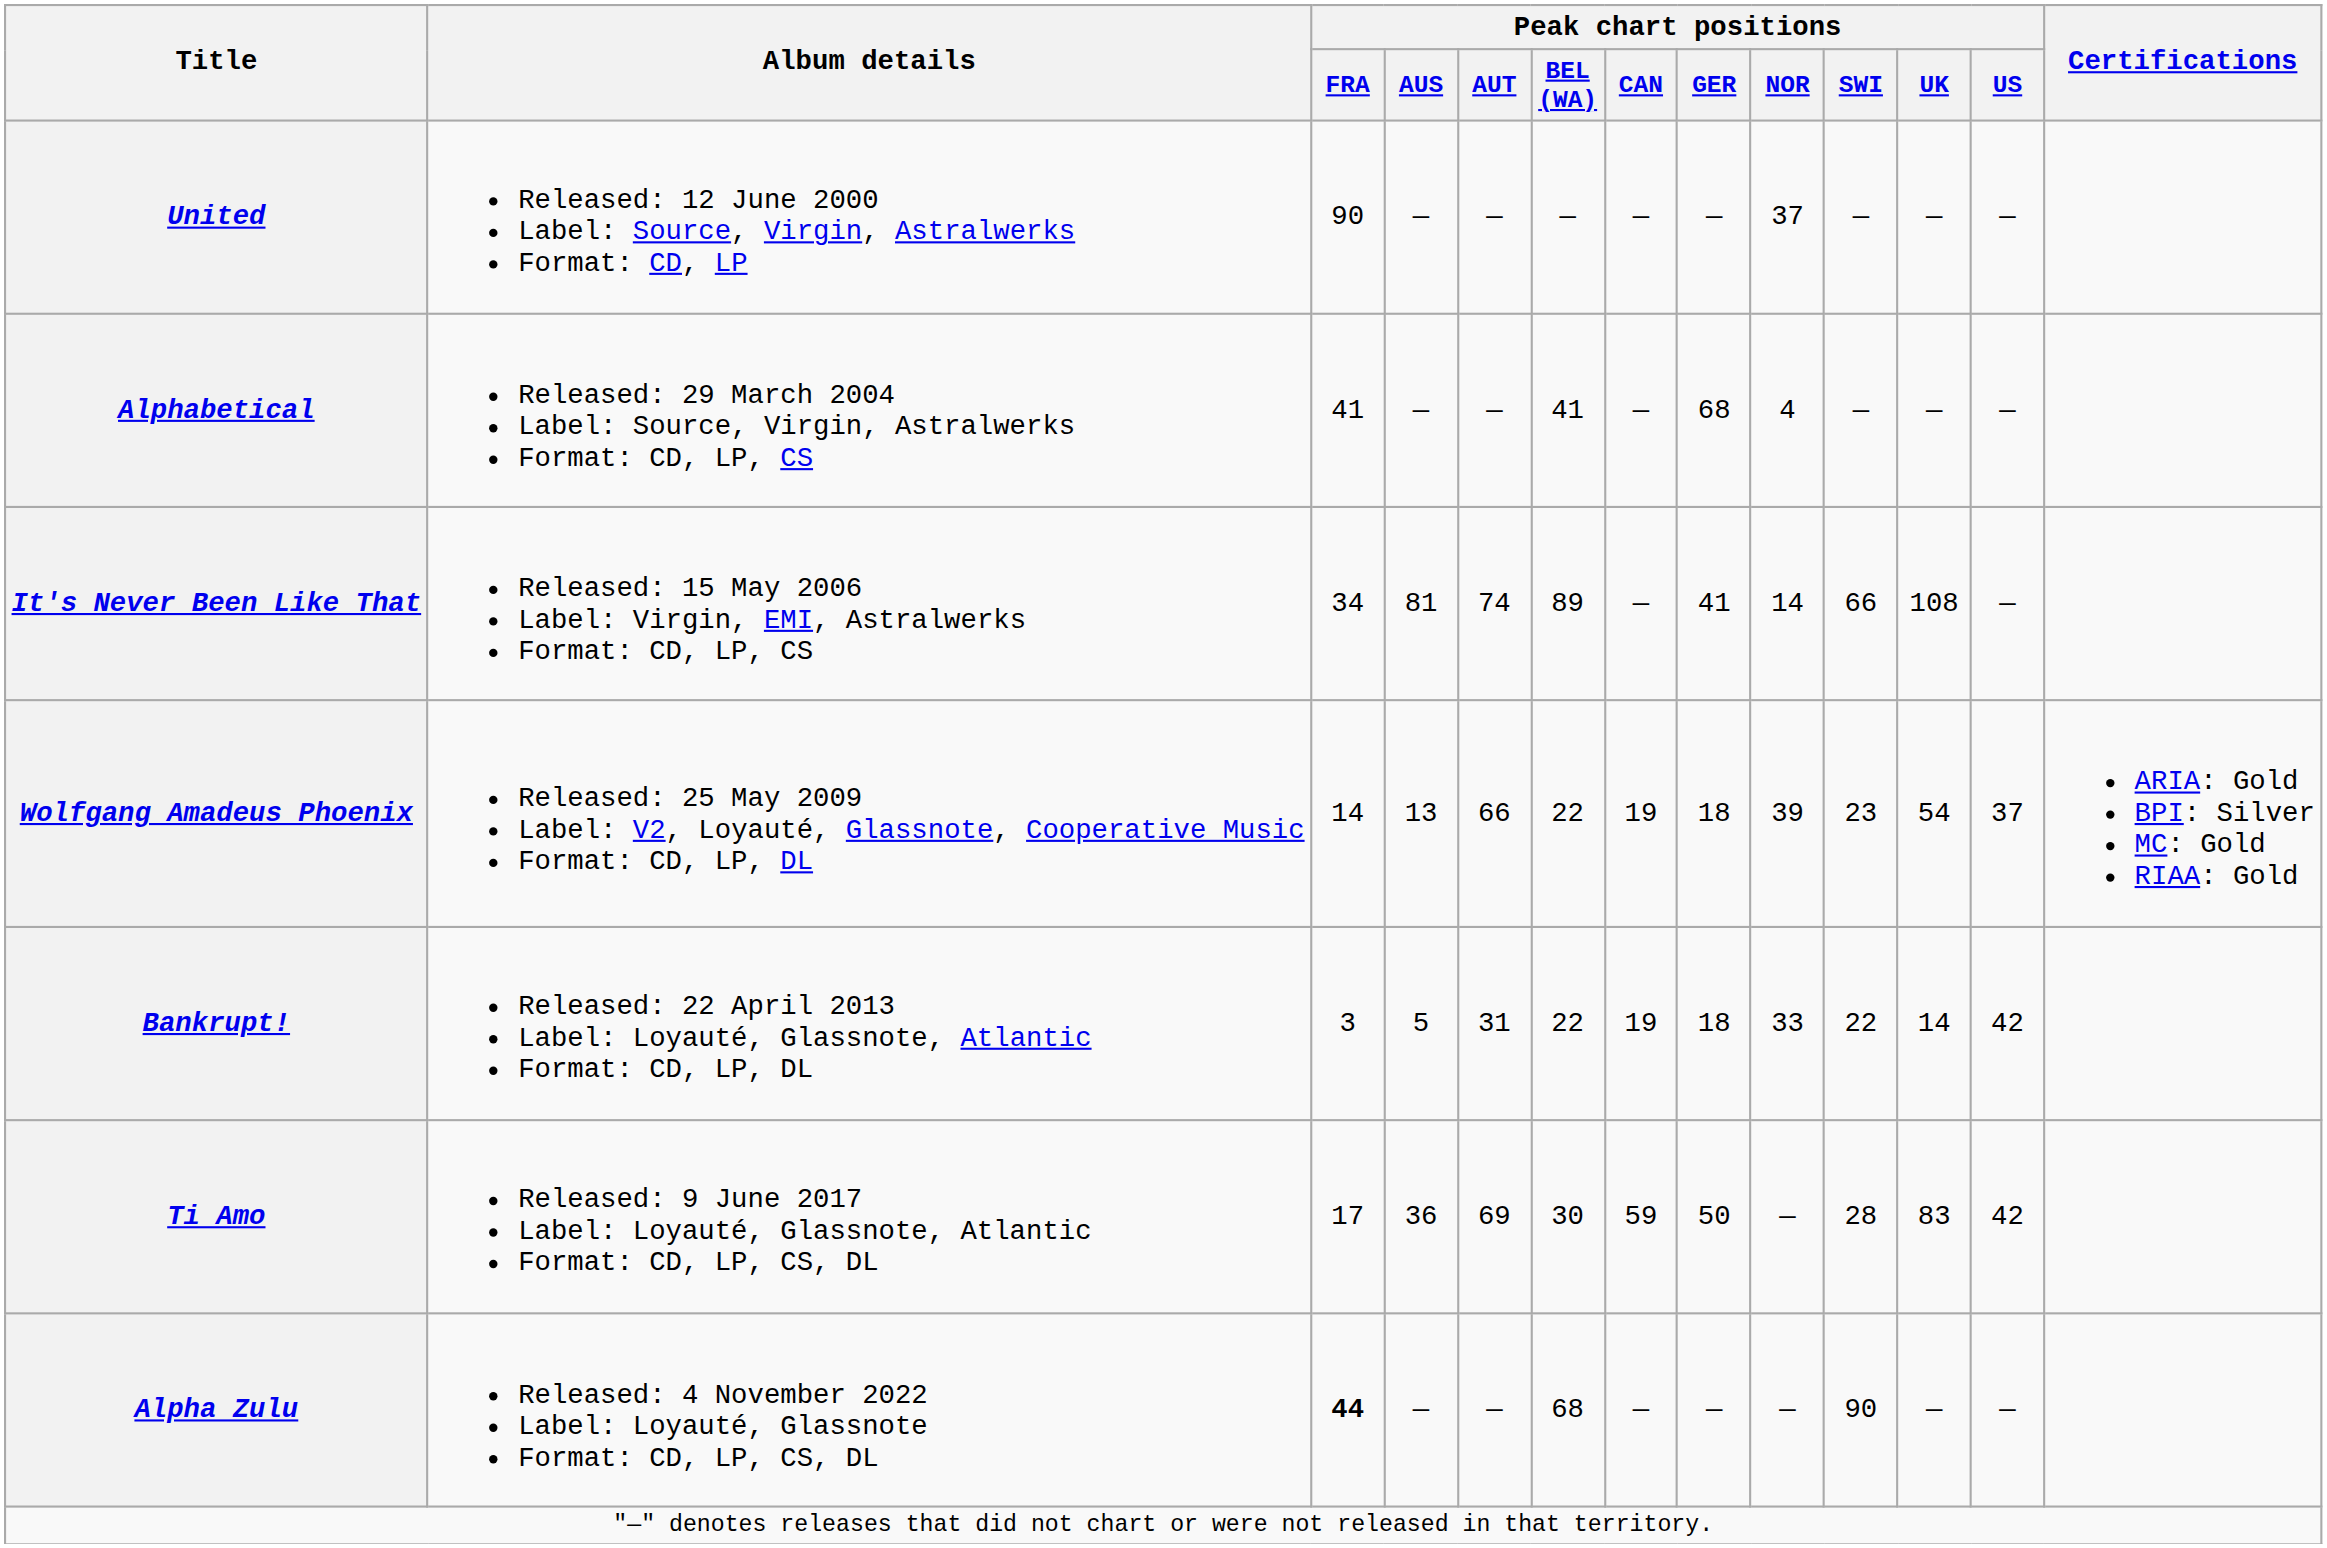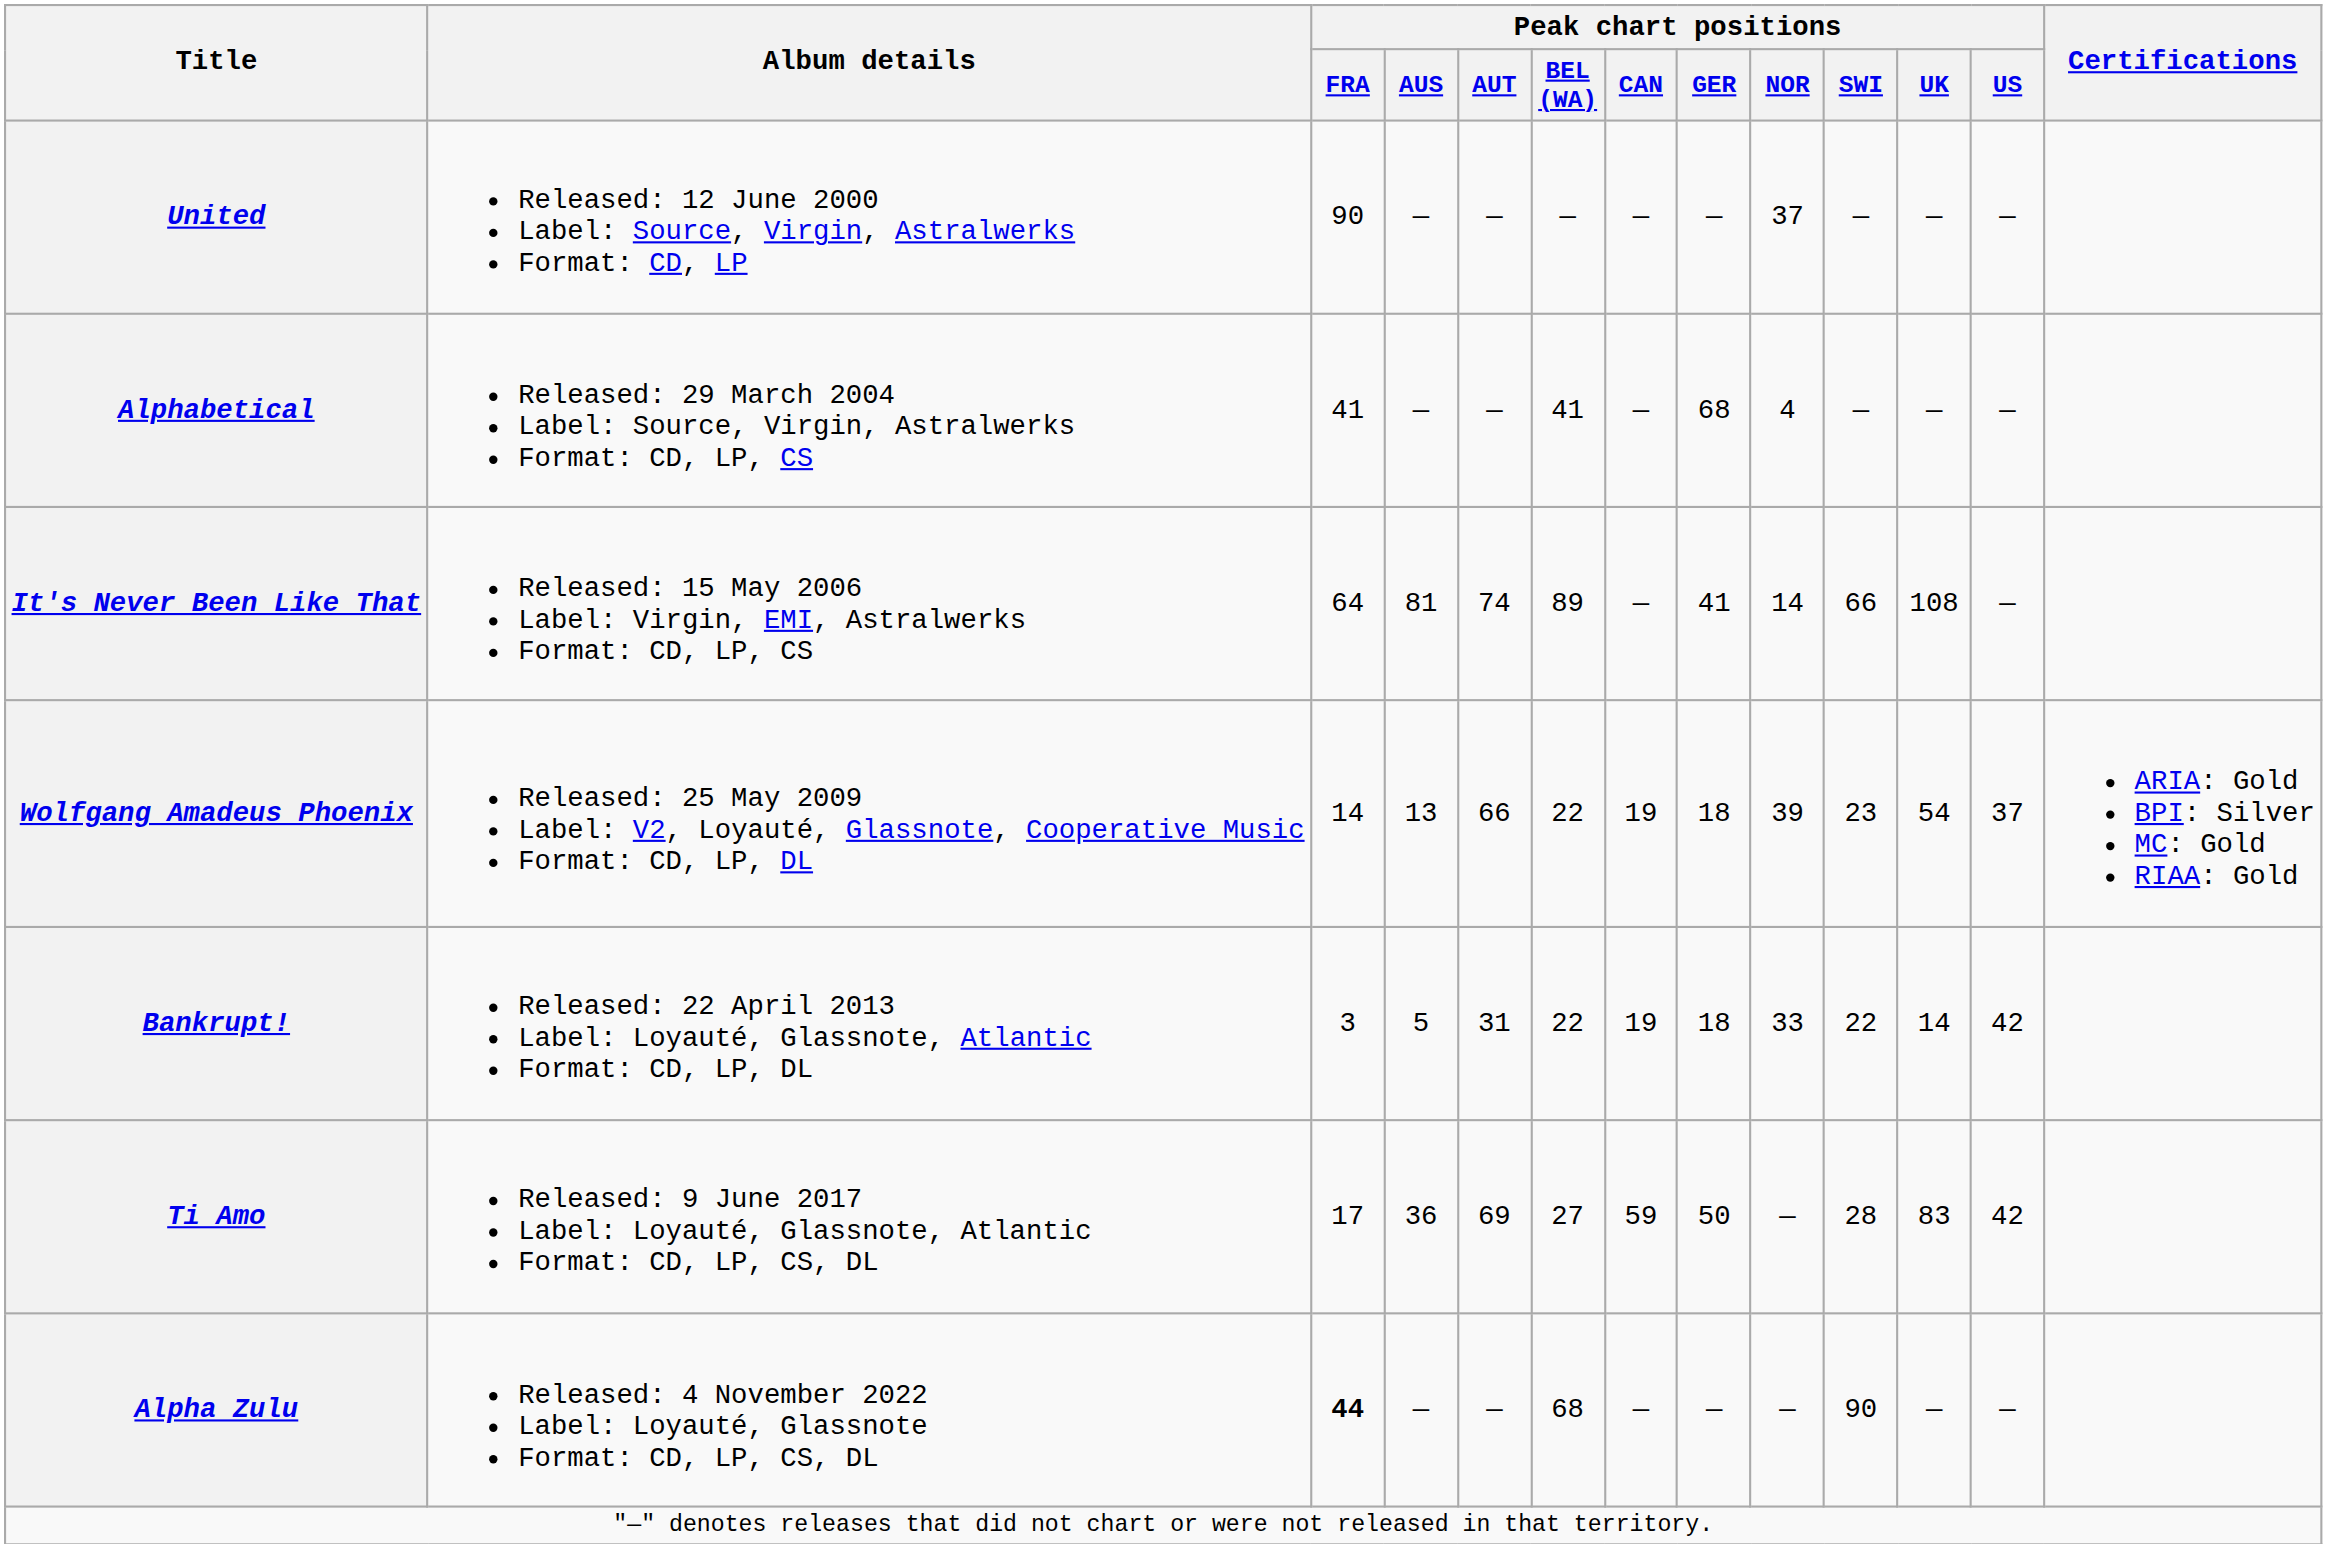(1348, 604) 34 -> (1348, 604) 64
(1568, 1216) 30 -> (1568, 1216) 27
